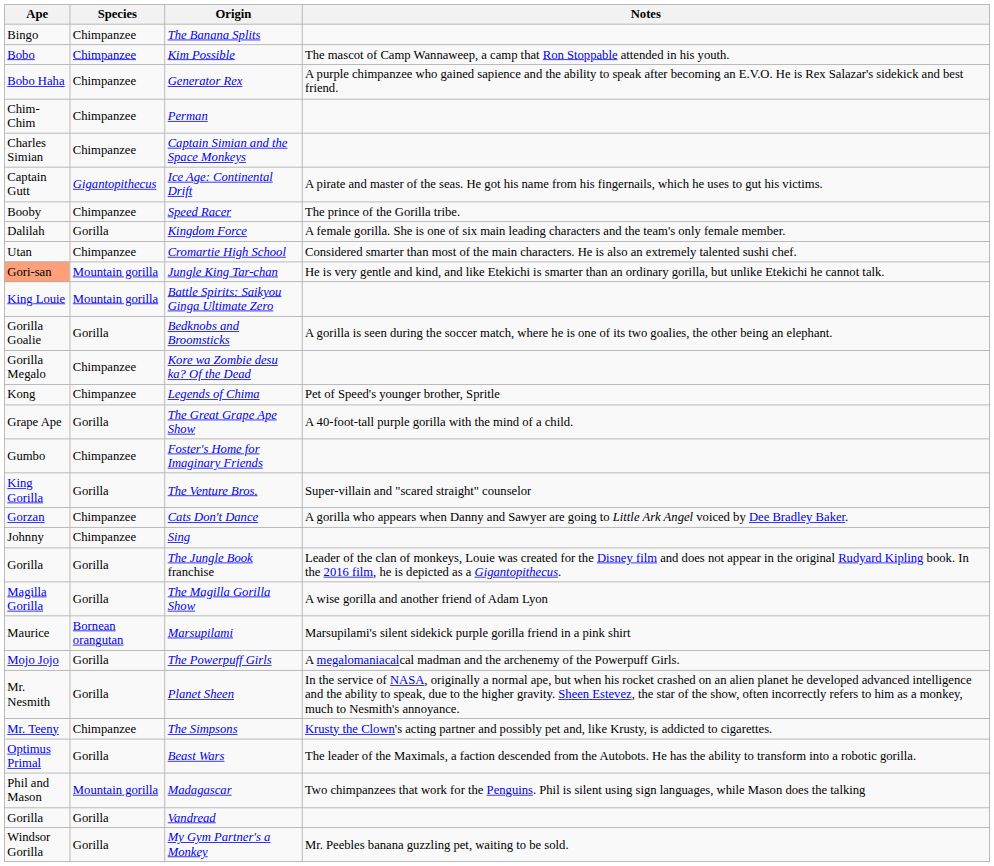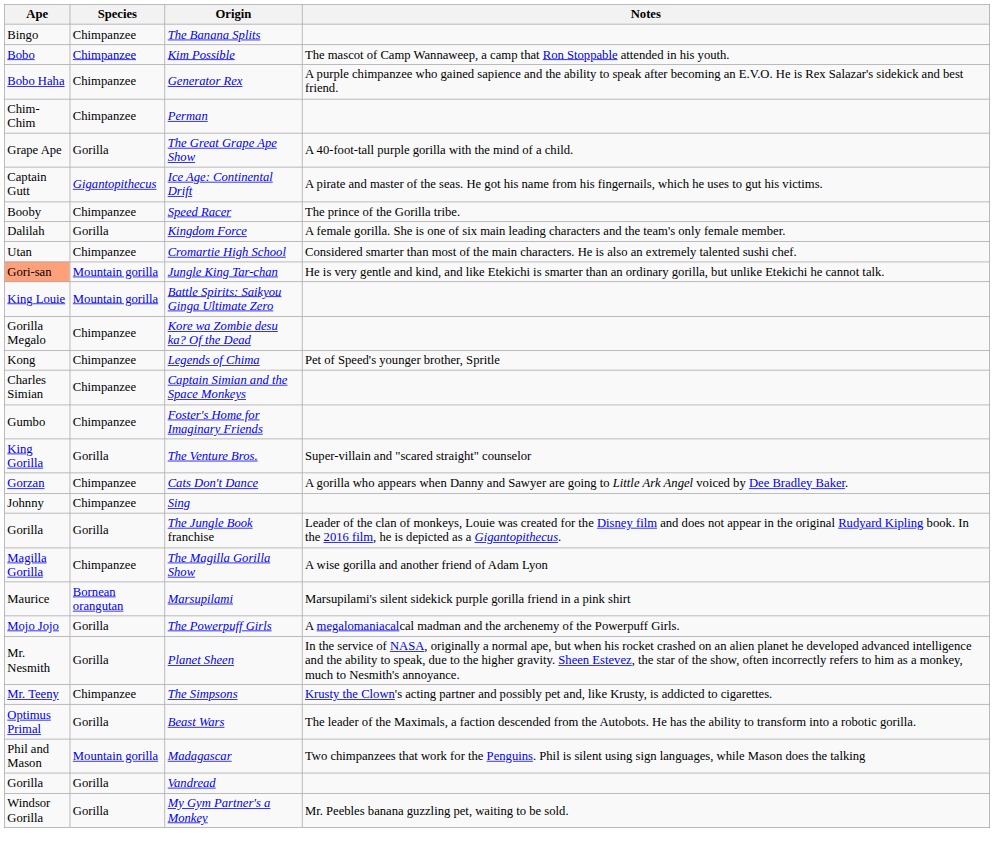rows swapped: (228, 150) <-> (222, 421)
- row: (203, 333)
(91, 599) Gorilla -> (104, 564) Chimpanzee
